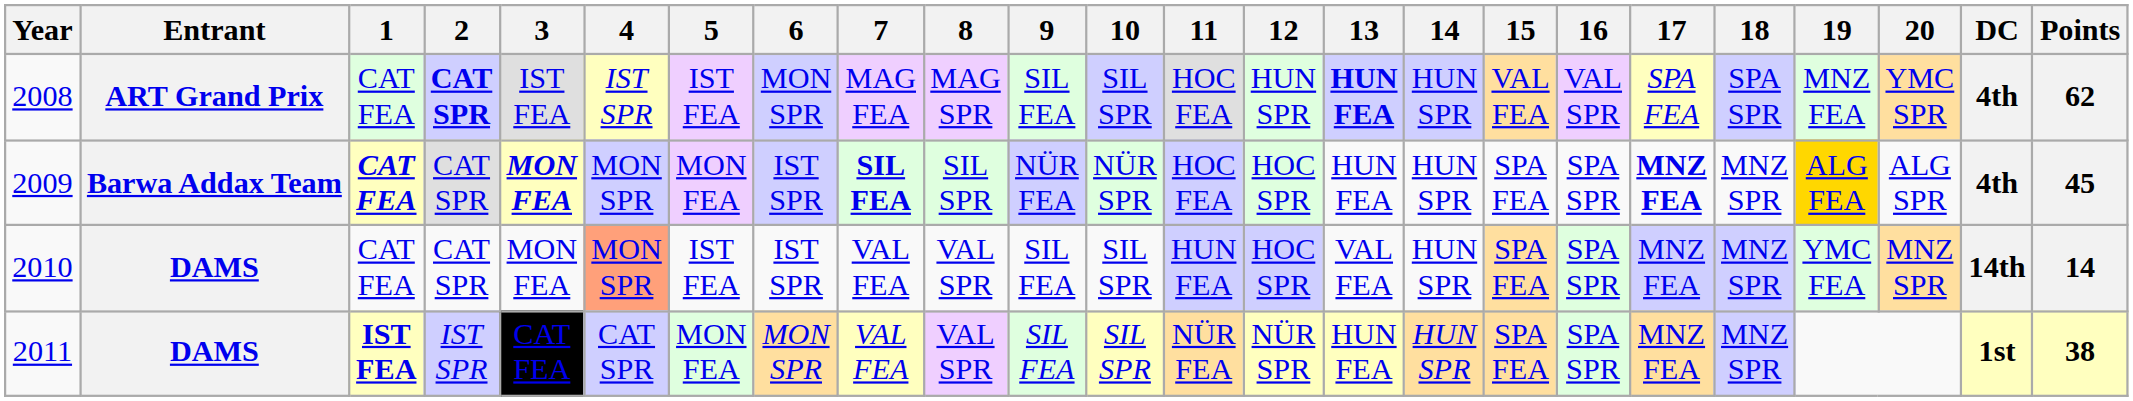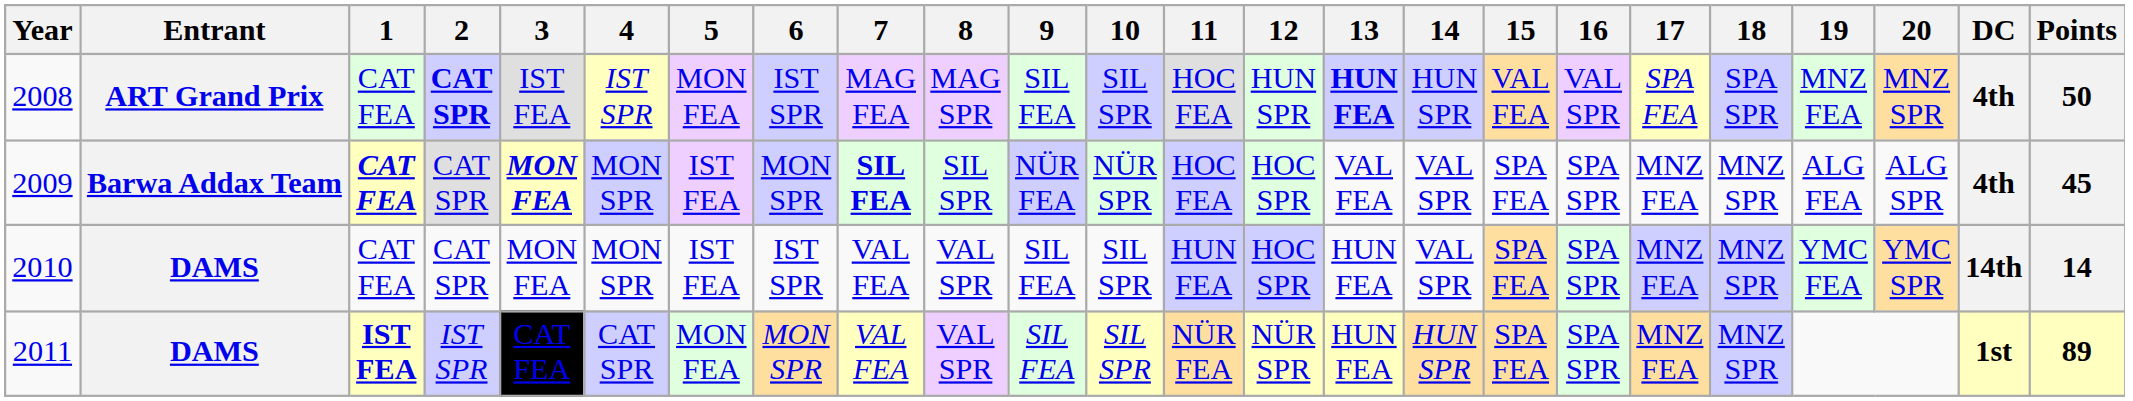(711, 96) IST FEA -> (711, 96) MON FEA
(796, 96) MON SPR -> (796, 96) IST SPR
(1920, 96) YMC SPR -> (1917, 96) MNZ SPR
(2080, 96) 62 -> (2077, 96) 50
(711, 181) MON FEA -> (711, 181) IST FEA
(796, 181) IST SPR -> (796, 181) MON SPR
(1364, 181) HUN FEA -> (1364, 181) VAL FEA
(1444, 181) HUN SPR -> (1444, 181) VAL SPR
(1672, 181) bold -> (1670, 181) normal
(1837, 181) gold background -> (1833, 181) no background
(627, 267) lightsalmon background -> (627, 267) no background
(1364, 267) VAL FEA -> (1364, 267) HUN FEA
(1444, 267) HUN SPR -> (1444, 267) VAL SPR
(1920, 267) MNZ SPR -> (1917, 267) YMC SPR
(2080, 352) 38 -> (2077, 352) 89
